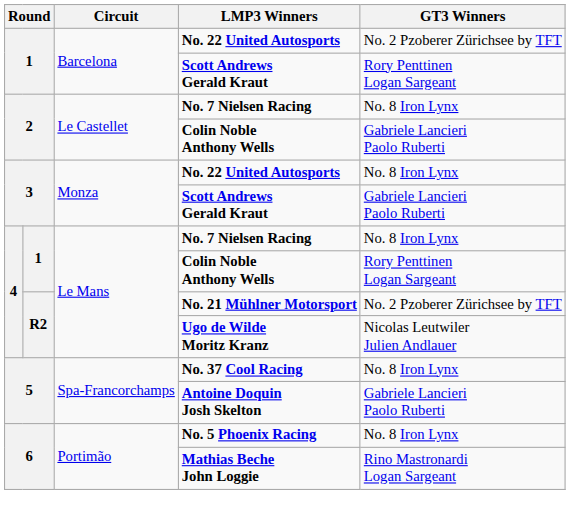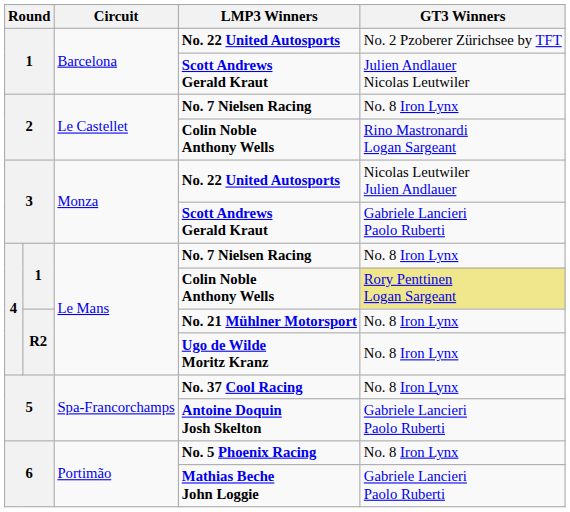(410, 73) Rory Penttinen Logan Sargeant -> (417, 73) Julien Andlauer Nicolas Leutwiler
(415, 139) Gabriele Lancieri Paolo Ruberti -> (416, 139) Rino Mastronardi Logan Sargeant
(411, 171) No. 8 Iron Lynx -> (417, 180) Nicolas Leutwiler Julien Andlauer
(410, 270) no background -> (410, 287) khaki background
(463, 303) No. 2 Pzoberer Zürichsee by TFT -> (411, 320) No. 8 Iron Lynx
(417, 336) Nicolas Leutwiler Julien Andlauer -> (411, 353) No. 8 Iron Lynx
(416, 467) Rino Mastronardi Logan Sargeant -> (415, 485) Gabriele Lancieri Paolo Ruberti
